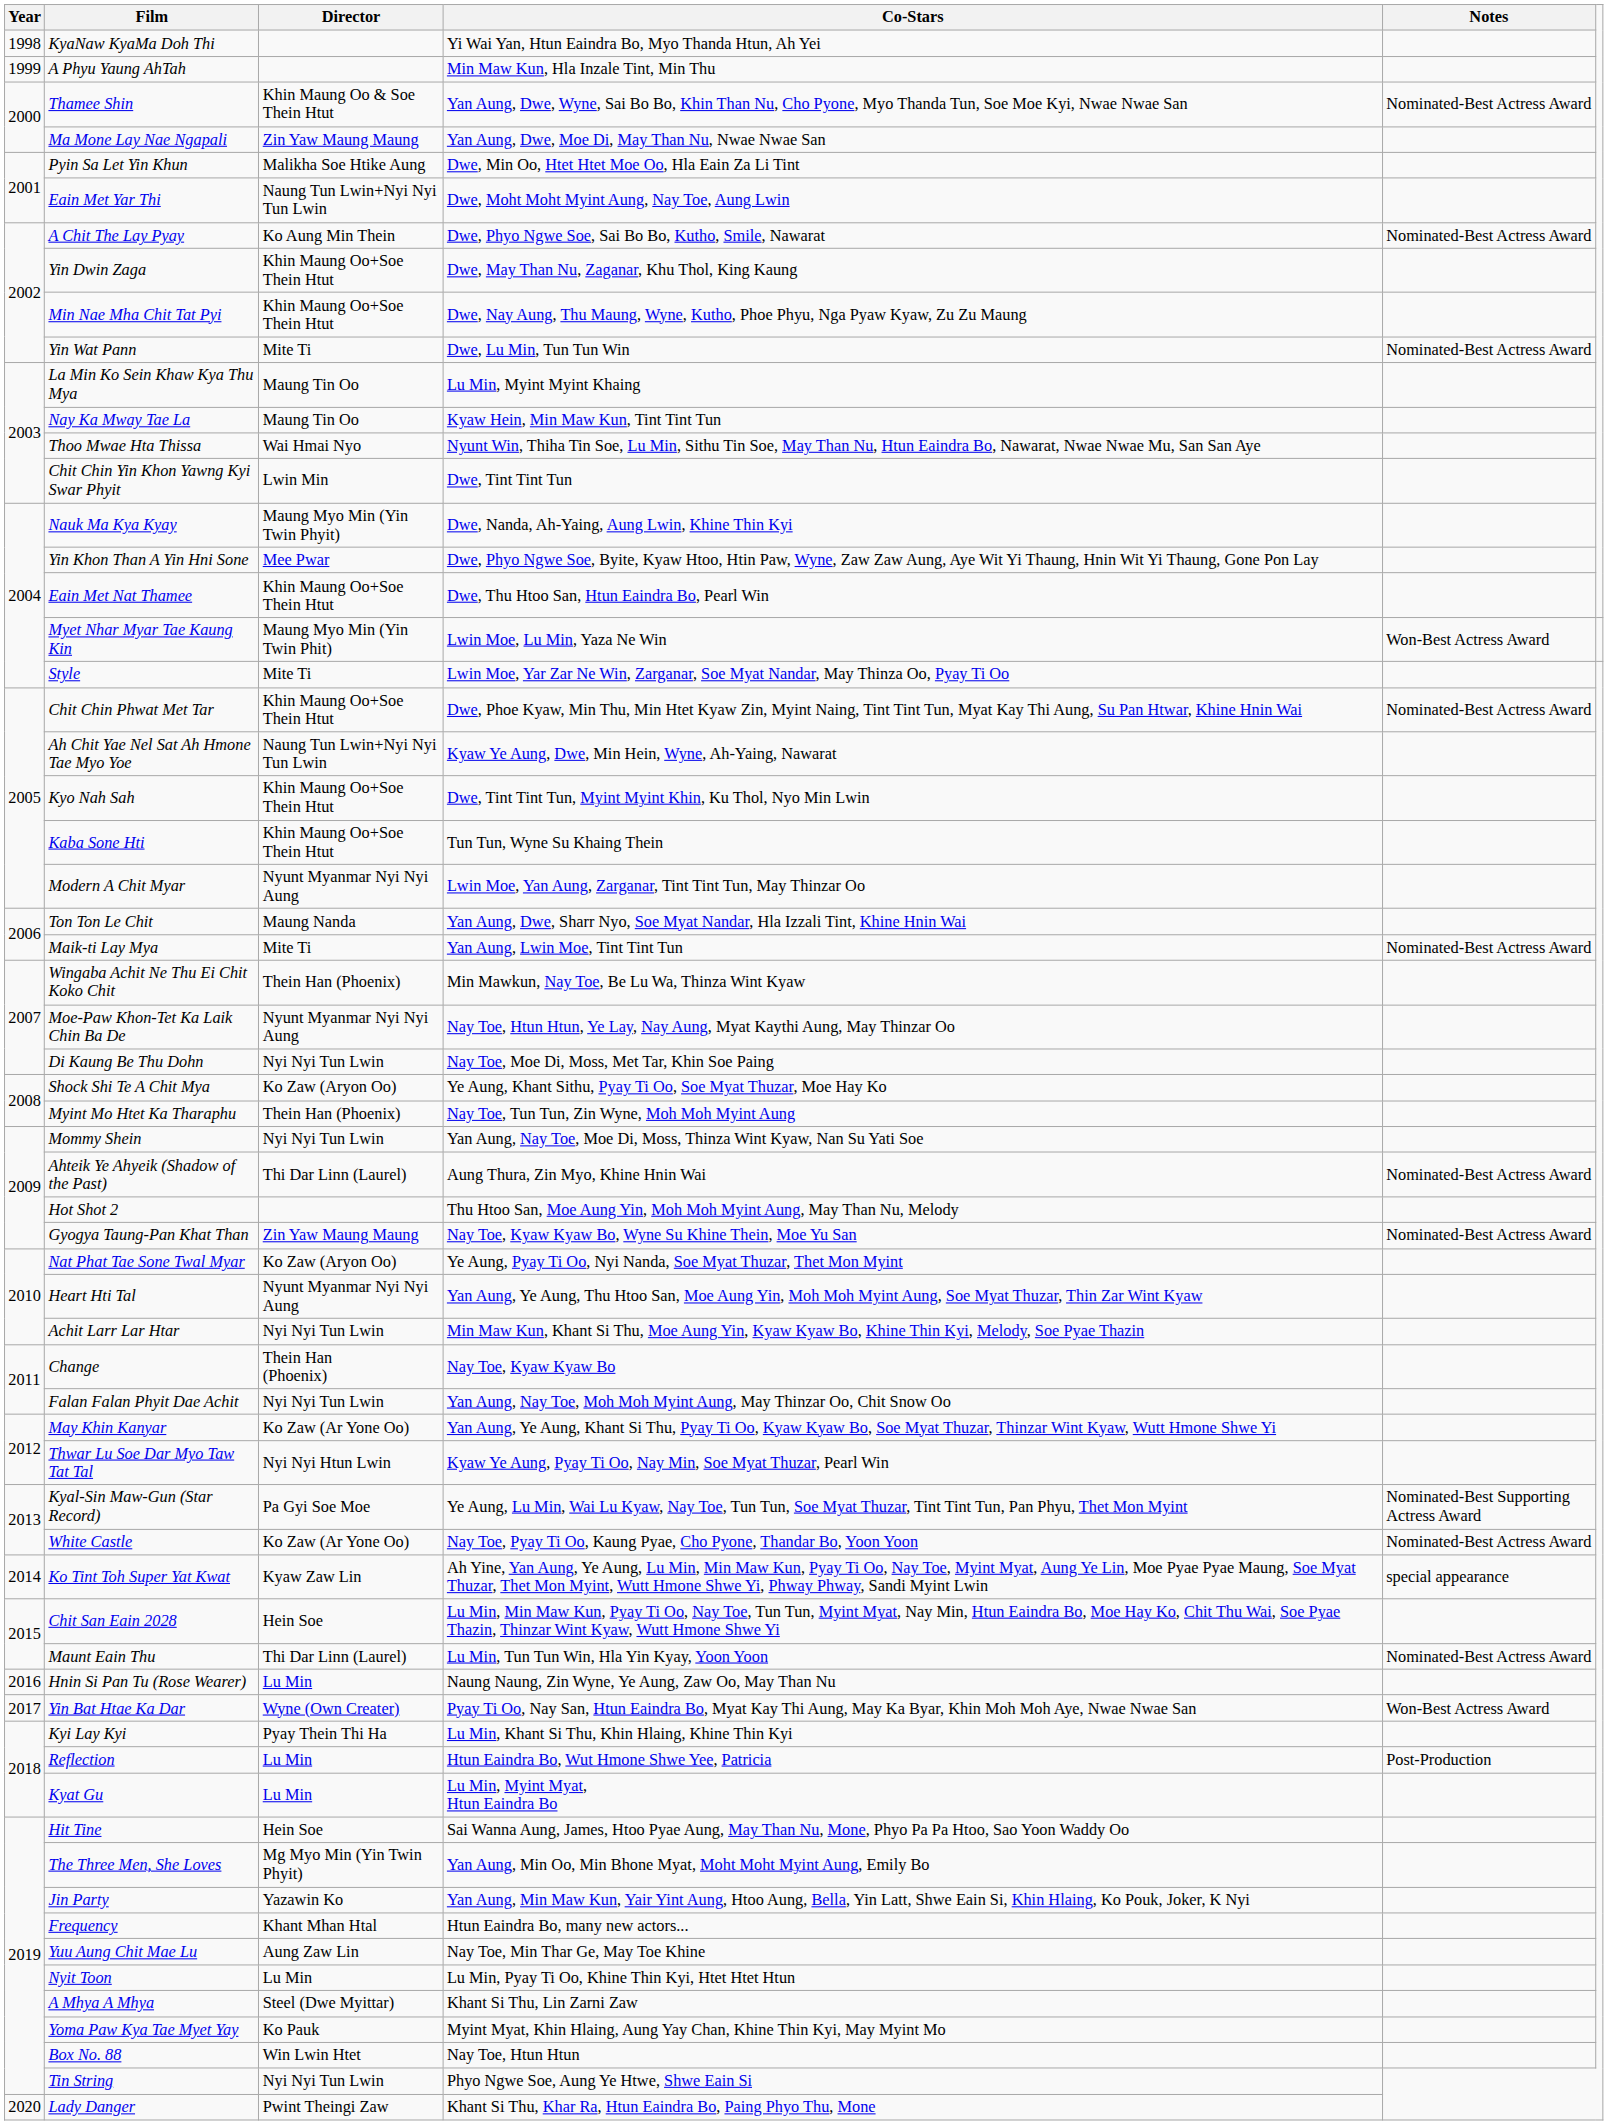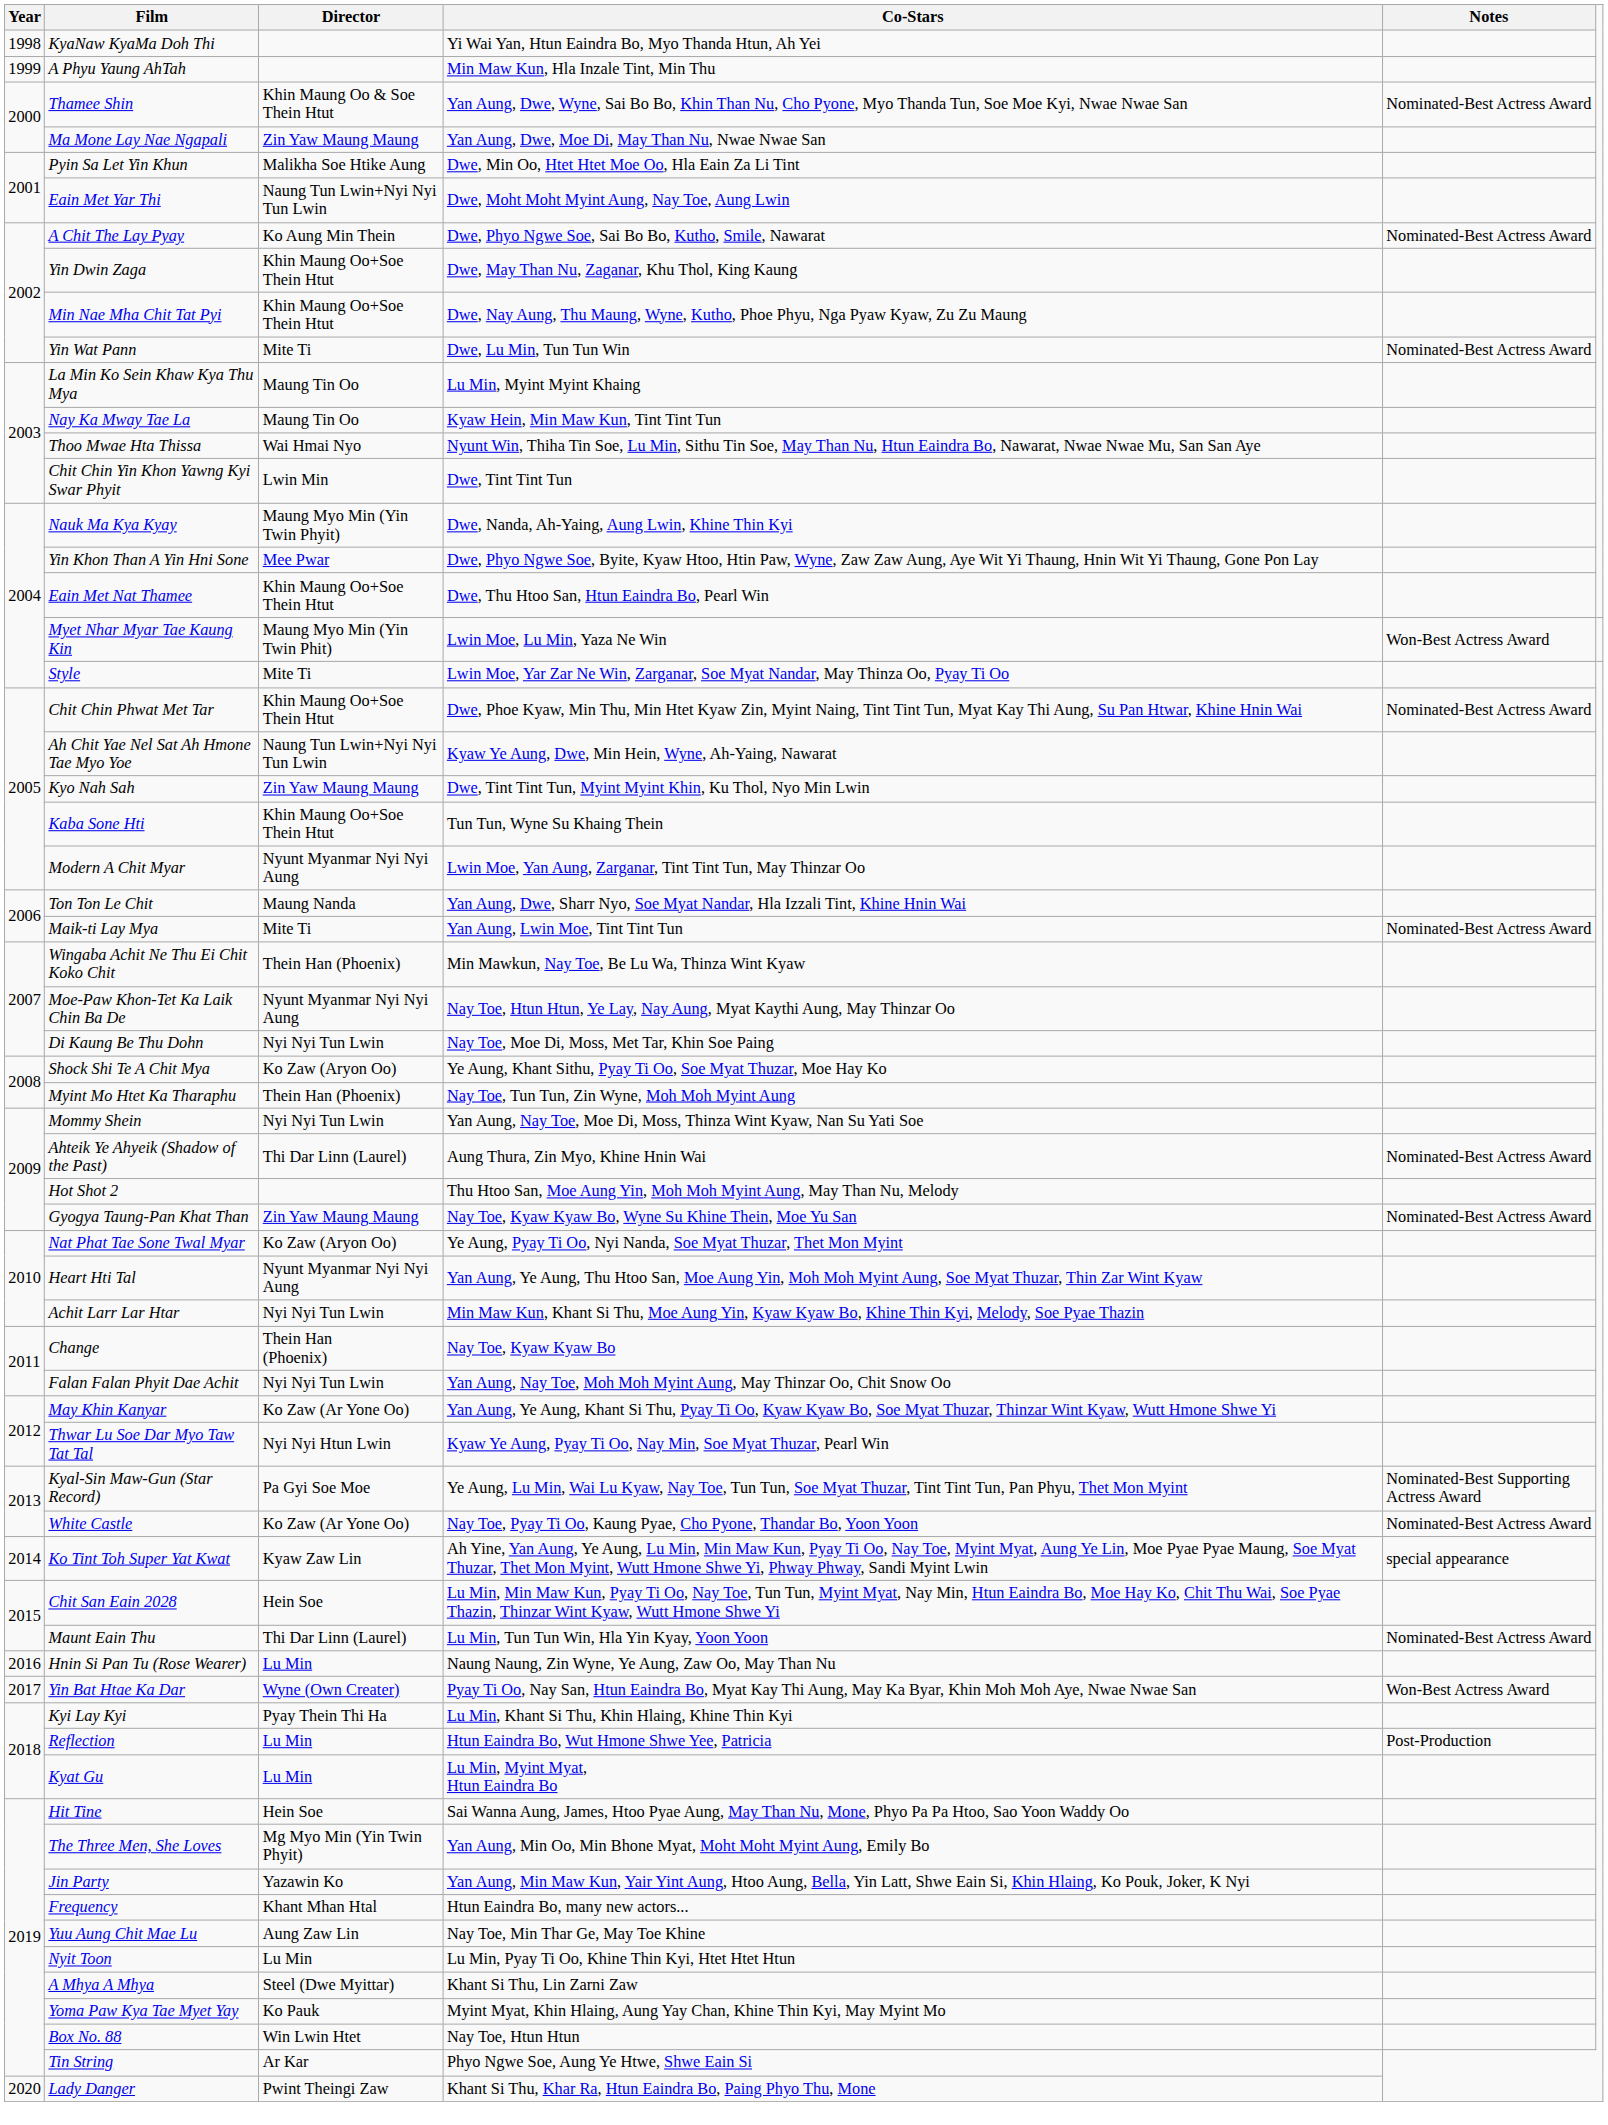(333, 797) Khin Maung Oo+Soe Thein Htut -> (341, 788) Zin Yaw Maung Maung
(323, 2081) Nyi Nyi Tun Lwin -> (286, 2062) Ar Kar
